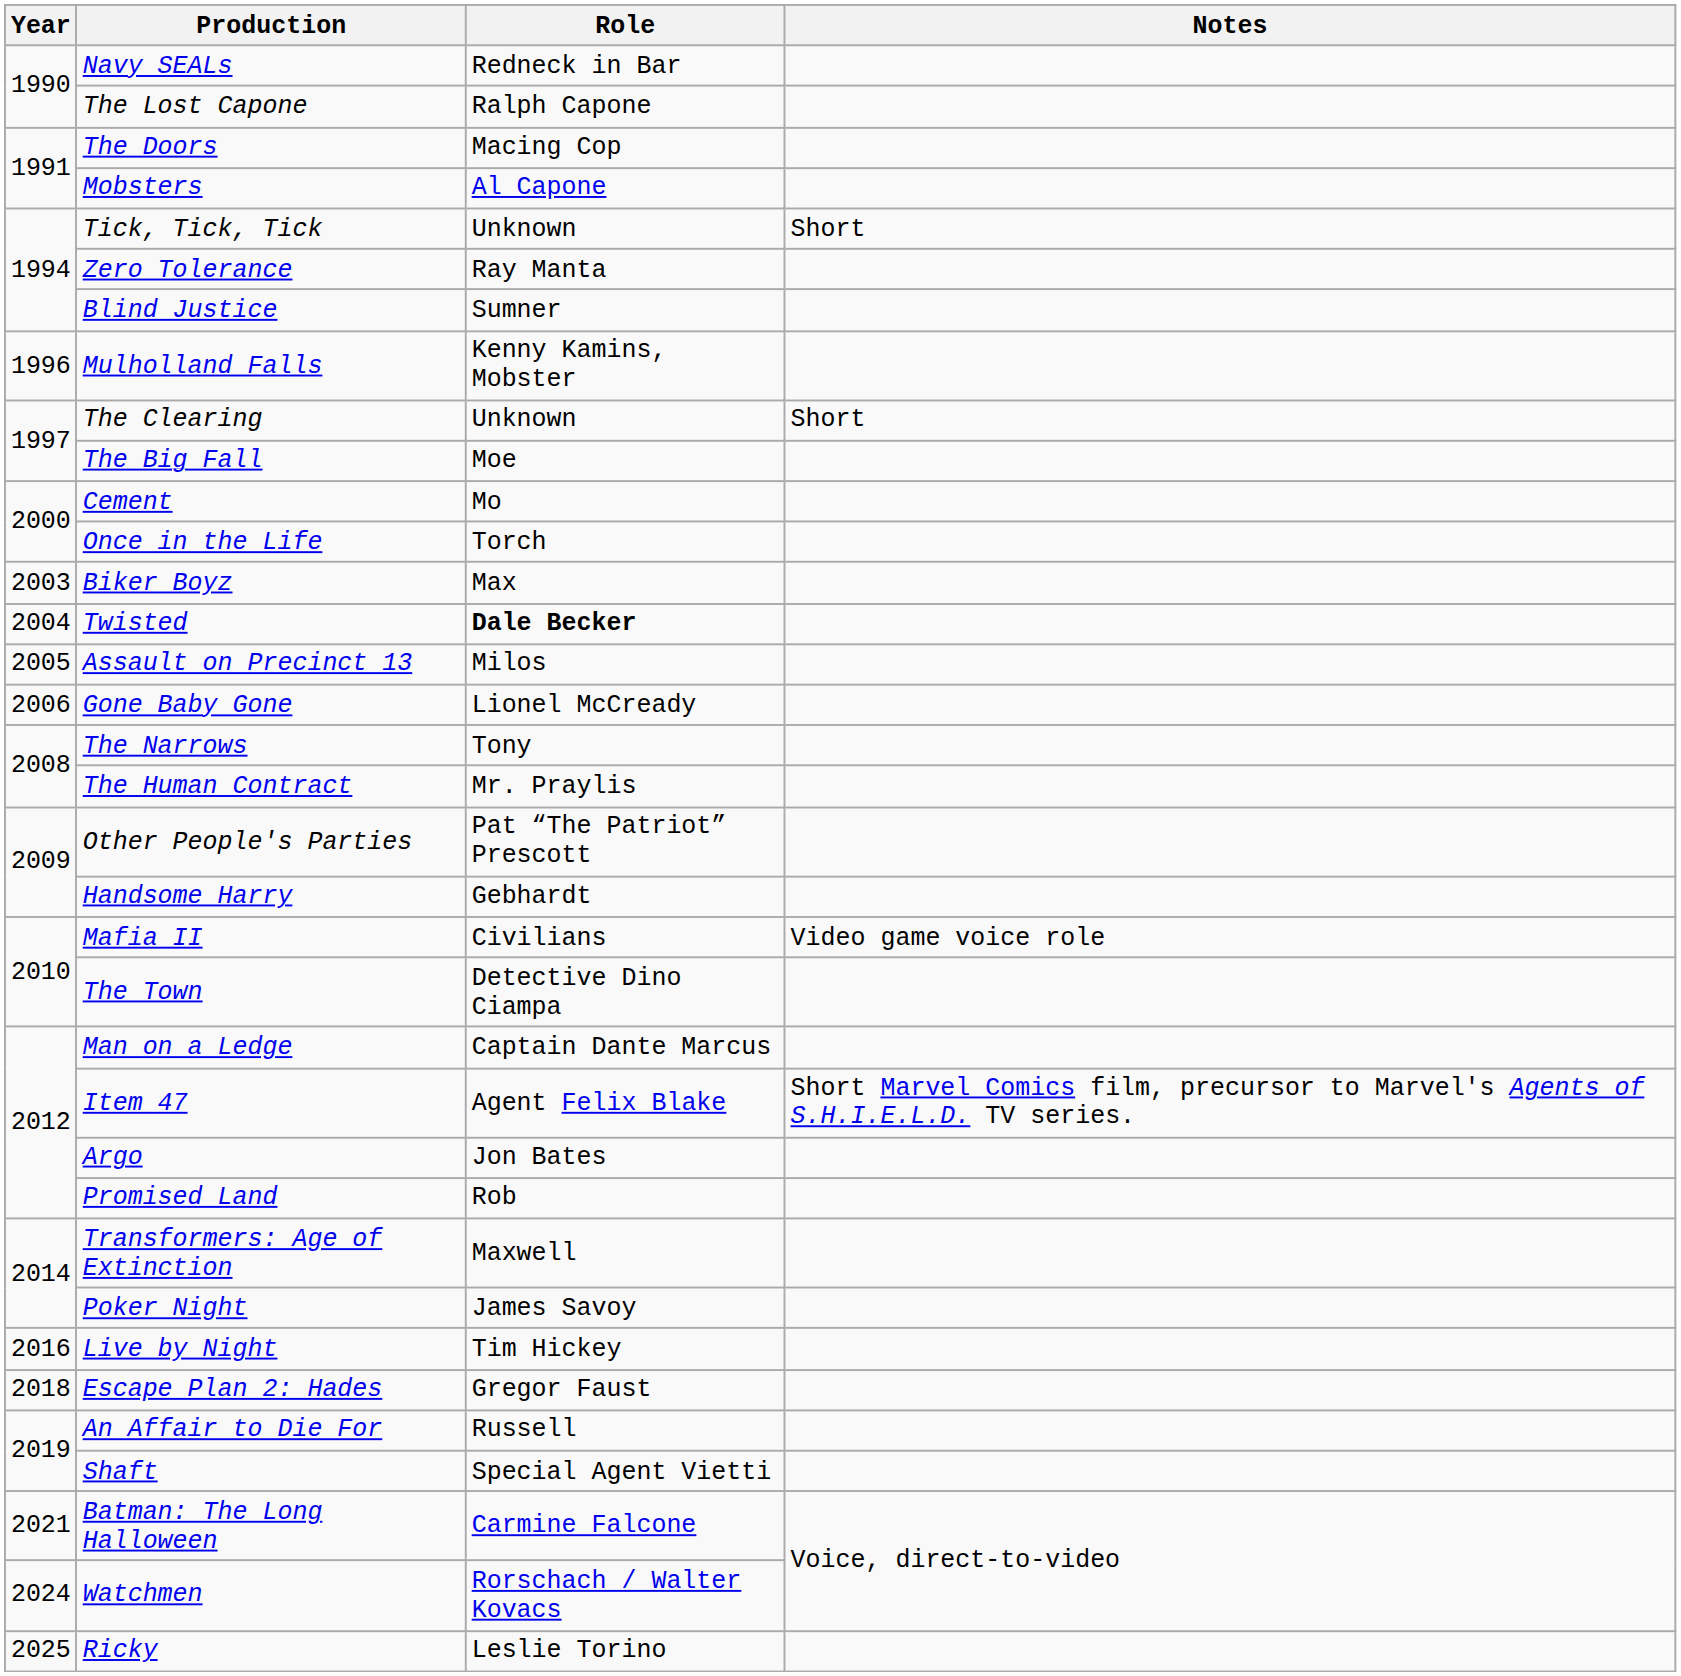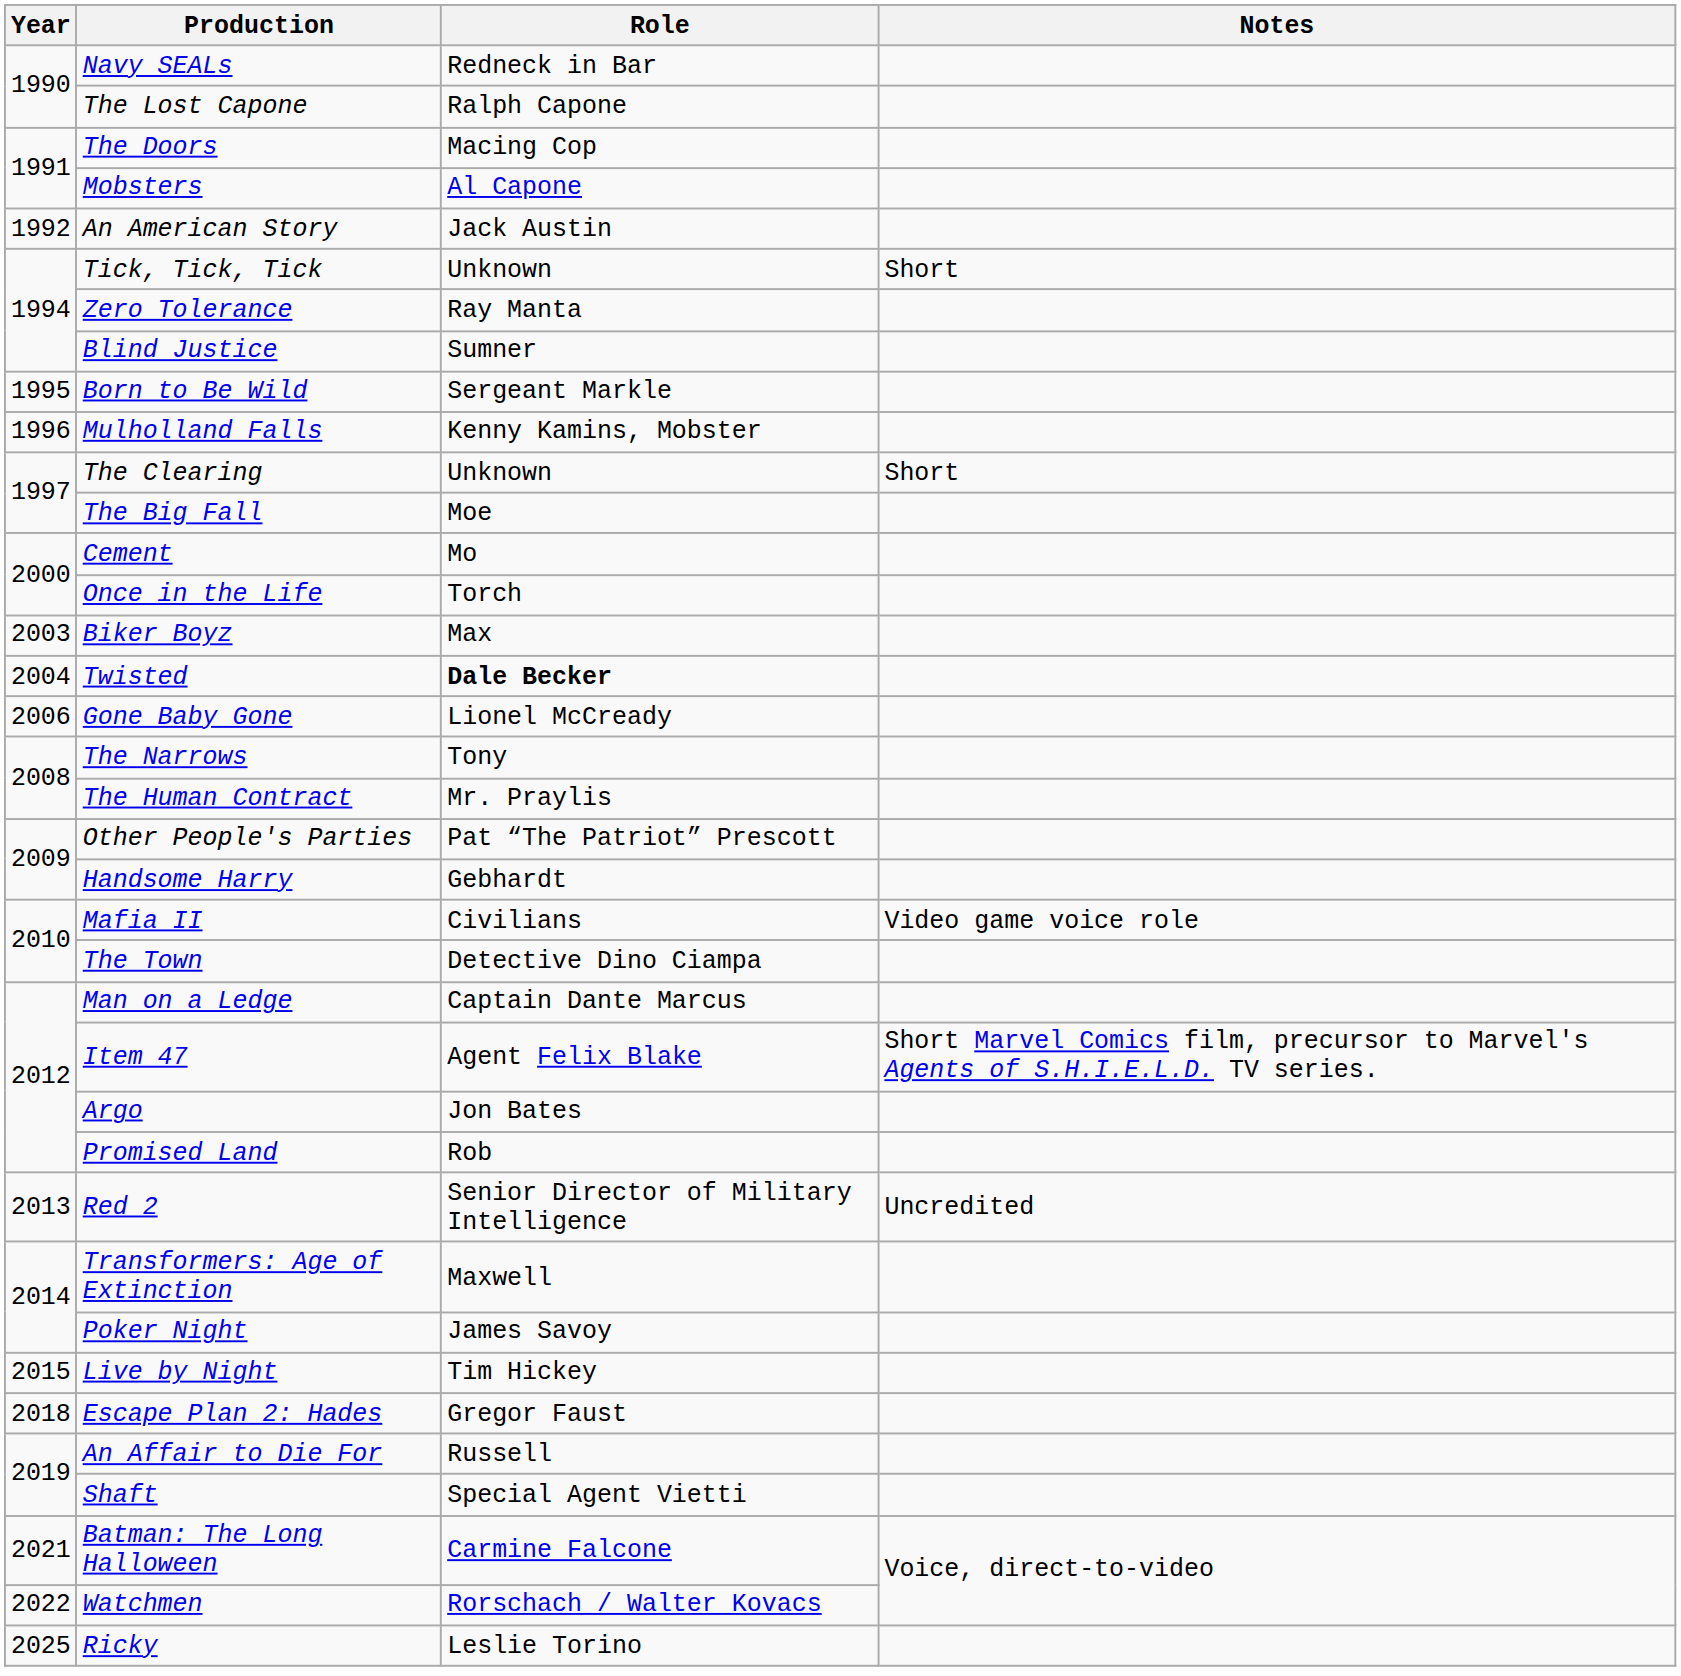+ row: (210, 229)
+ row: (195, 391)
- row: (247, 664)
+ row: (120, 1208)
(41, 1349) 2016 -> (41, 1373) 2015
(41, 1596) 2024 -> (41, 1605) 2022
